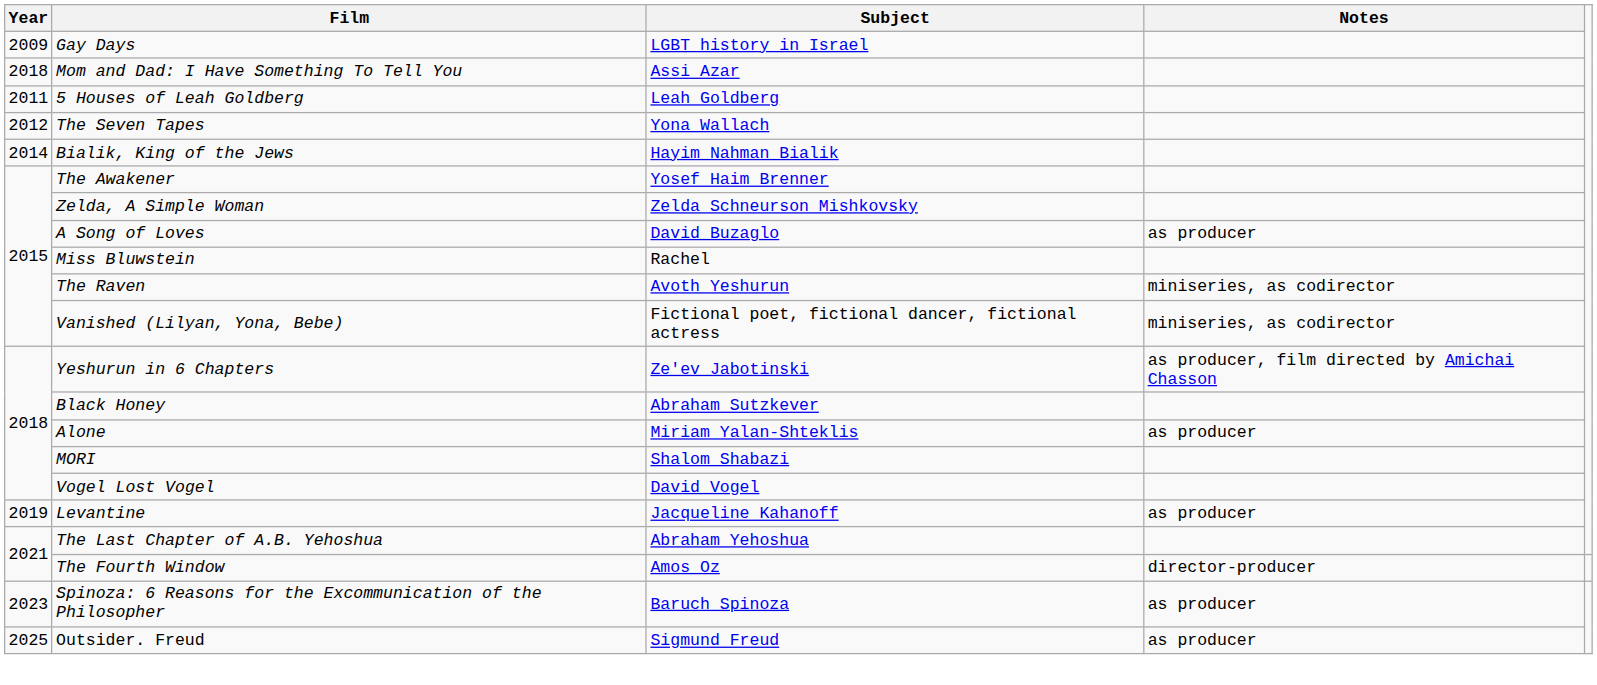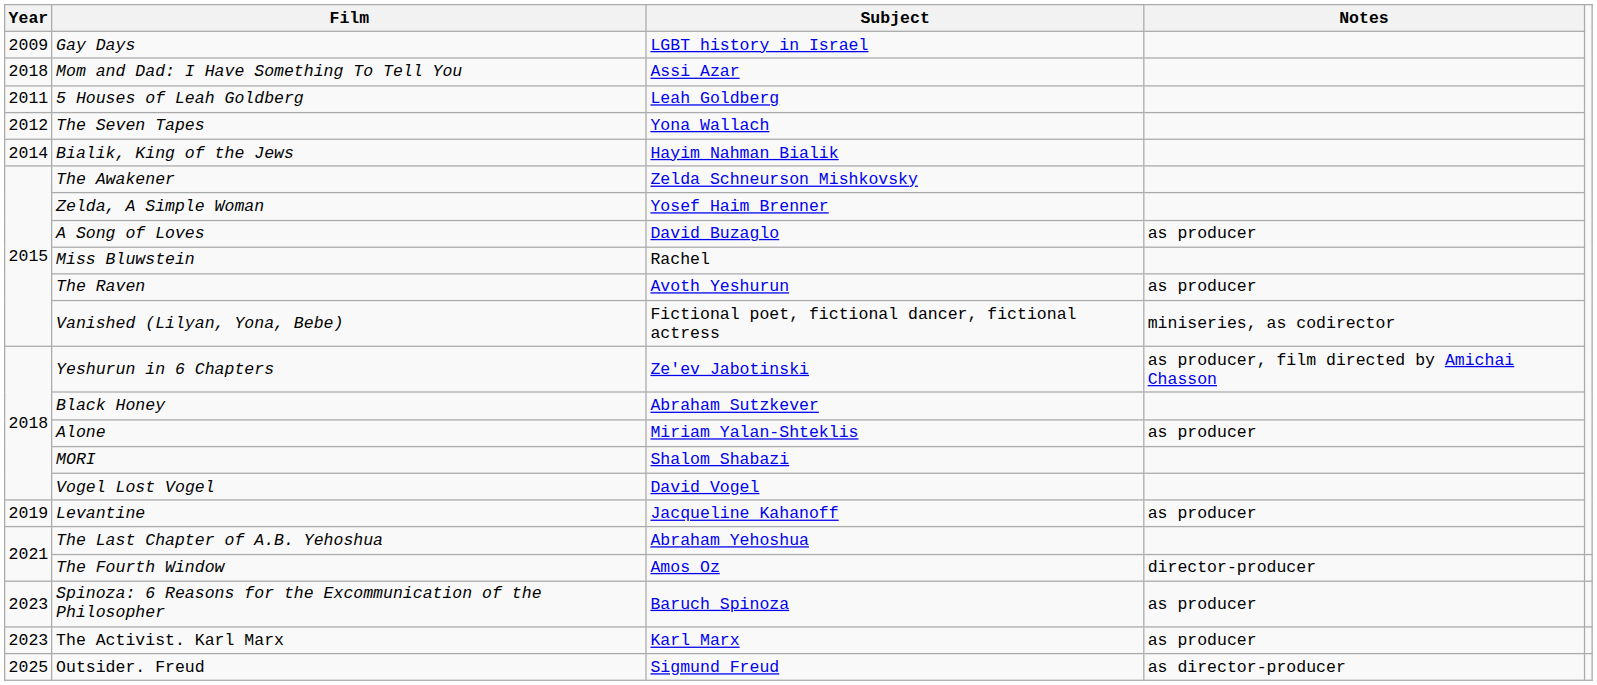(740, 180) Yosef Haim Brenner -> (784, 180) Zelda Schneurson Mishkovsky
(784, 206) Zelda Schneurson Mishkovsky -> (740, 206) Yosef Haim Brenner
(1272, 287) miniseries, as codirector -> (1202, 287) as producer
+ row: (170, 640)
(1202, 640) as producer -> (1247, 667) as director-producer
